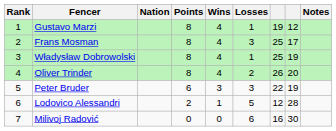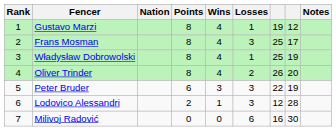(252, 103) 5 -> (252, 103) 3
